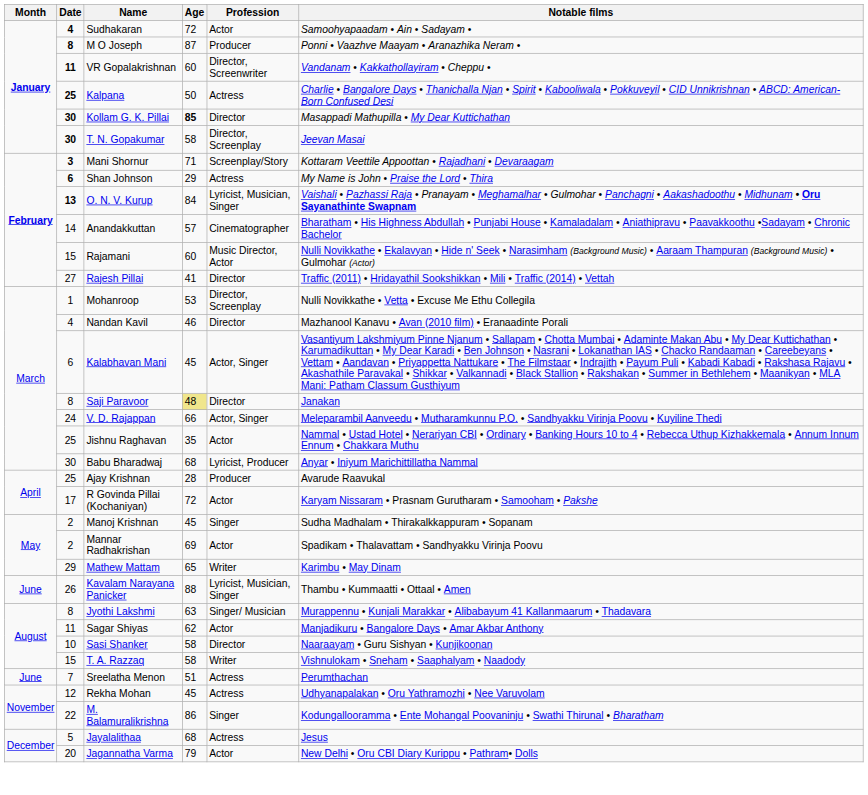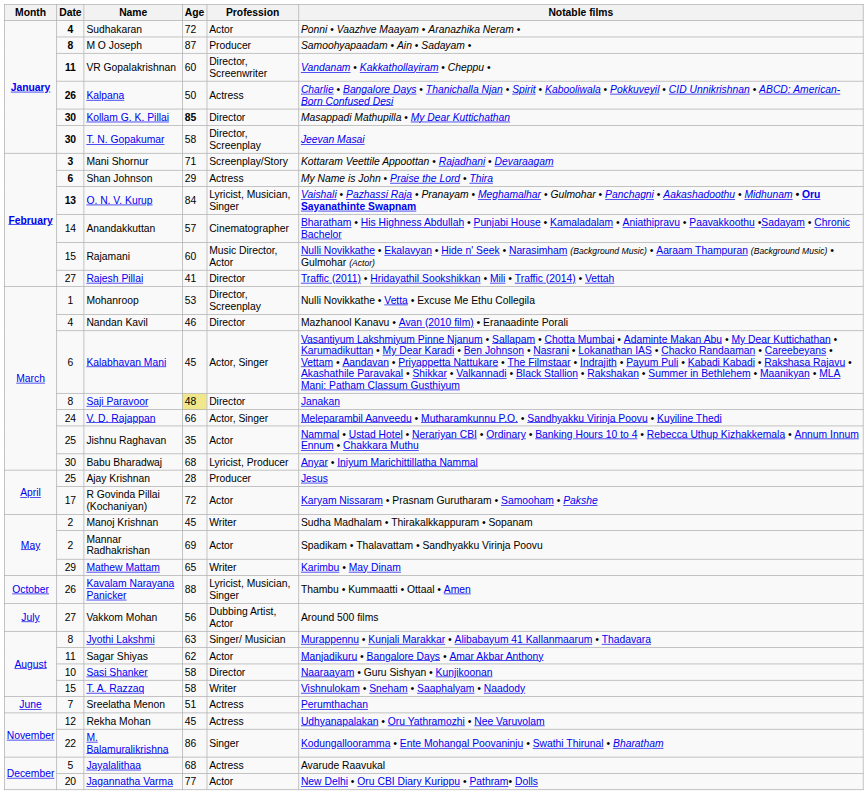(386, 29) Samoohyapaadam • Ain • Sadayam • -> (411, 29) Ponni • Vaazhve Maayam • Aranazhika Neram •
(411, 45) Ponni • Vaazhve Maayam • Aranazhika Neram • -> (386, 45) Samoohyapaadam • Ain • Sadayam •
(70, 95) 25 -> (70, 95) 26
(343, 479) Avarude Raavukal -> (314, 479) Jesus
(224, 523) Singer -> (223, 523) Writer
(31, 589) June -> (31, 589) October
+ row: (122, 617)
(314, 738) Jesus -> (343, 766) Avarude Raavukal
(191, 754) 79 -> (191, 782) 77
